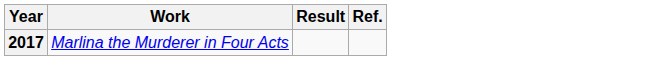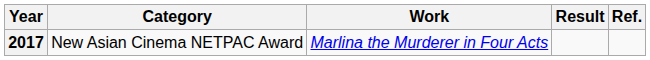+ column: (177, 17)
